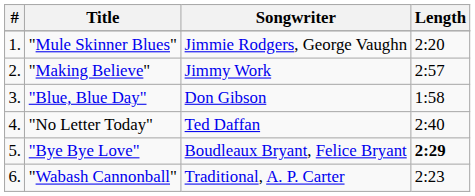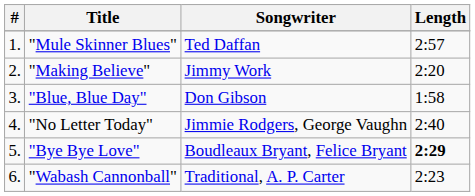(296, 44) Jimmie Rodgers, George Vaughn -> (222, 44) Ted Daffan
(430, 44) 2:20 -> (430, 44) 2:57
(430, 71) 2:57 -> (430, 71) 2:20
(222, 124) Ted Daffan -> (296, 124) Jimmie Rodgers, George Vaughn
